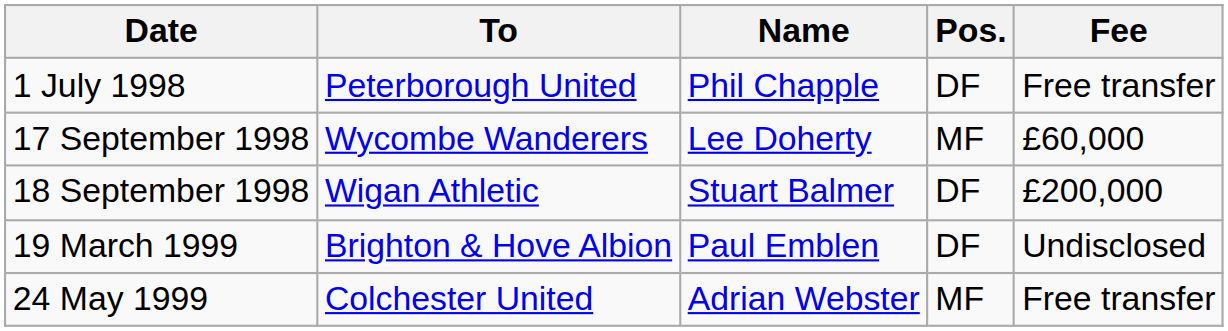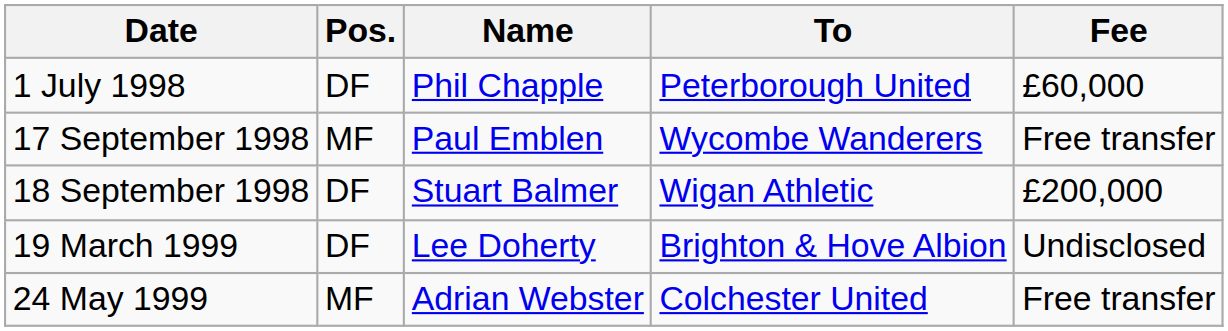columns swapped: (971, 31) <-> (499, 31)
(1119, 84) Free transfer -> (1083, 84) £60,000
(780, 138) Lee Doherty -> (508, 138) Paul Emblen
(1083, 138) £60,000 -> (1119, 138) Free transfer
(783, 245) Paul Emblen -> (504, 245) Lee Doherty
